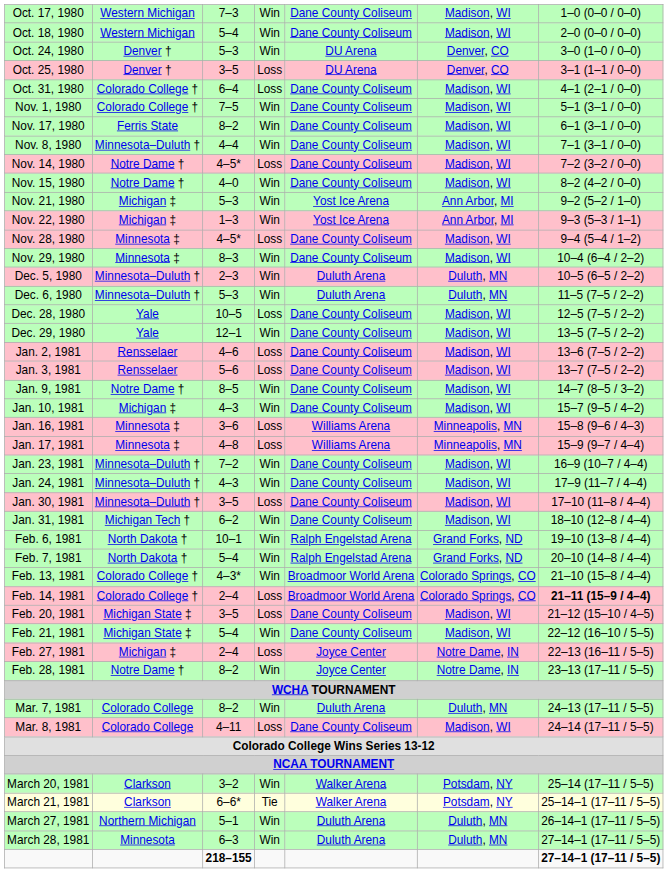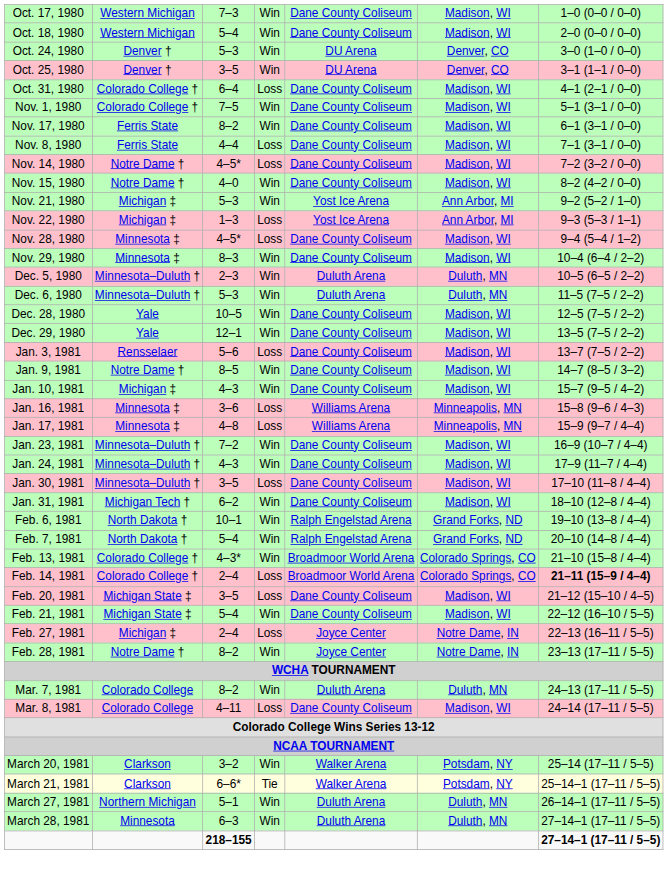(270, 70) Loss -> (270, 70) Win
(147, 145) Minnesota–Duluth † -> (147, 145) Ferris State
(270, 145) Win -> (270, 145) Loss
(270, 220) Win -> (270, 220) Loss
(270, 314) Loss -> (270, 314) Win
- row: (48, 351)
